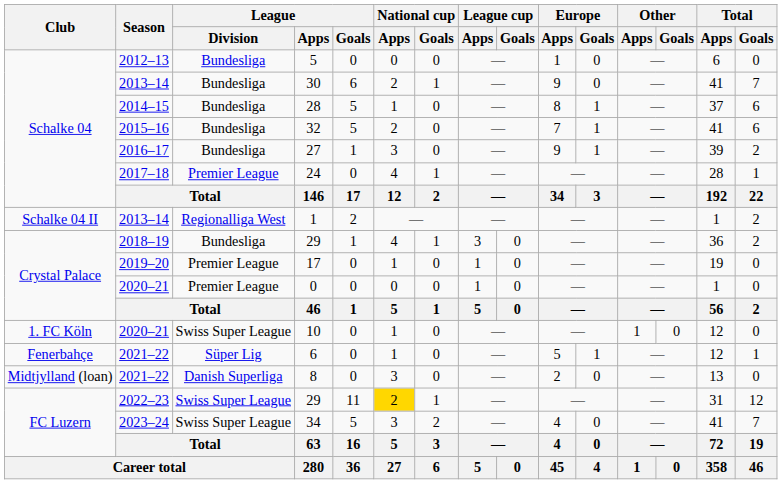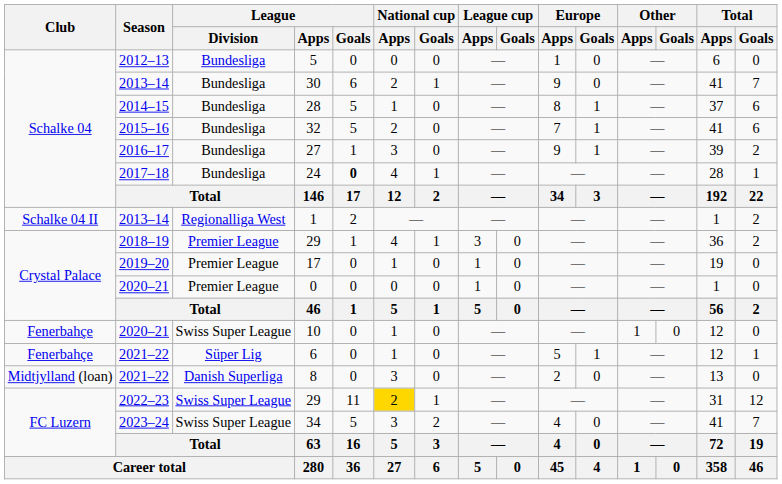(233, 173) Premier League -> (233, 173) Bundesliga
(353, 173) normal -> (353, 173) bold
(233, 241) Bundesliga -> (233, 241) Premier League
(60, 331) 1. FC Köln -> (60, 331) Fenerbahçe
